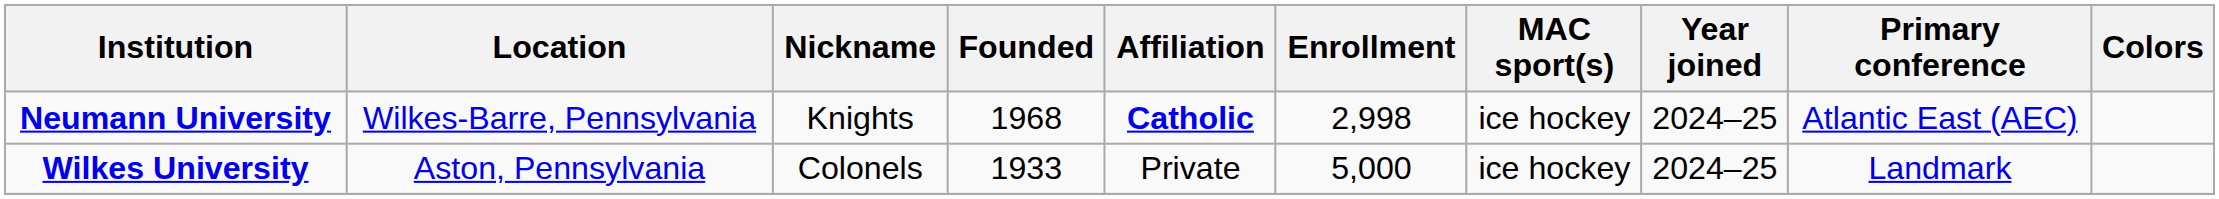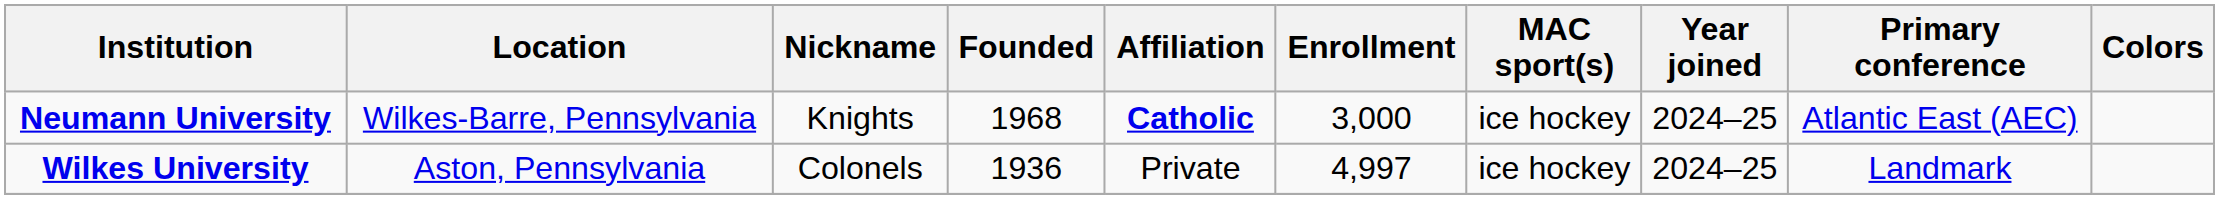(1371, 117) 2,998 -> (1371, 117) 3,000
(1026, 168) 1933 -> (1026, 168) 1936
(1371, 168) 5,000 -> (1371, 168) 4,997
